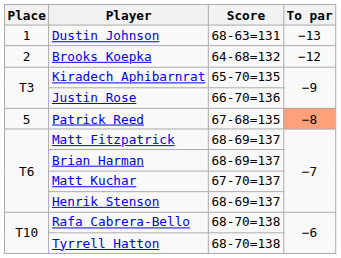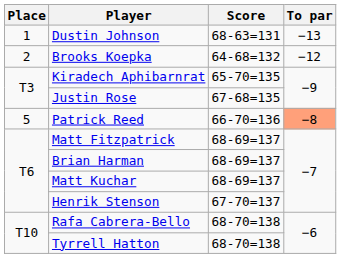(246, 98) 66-70=136 -> (246, 98) 67-68=135
(246, 119) 67-68=135 -> (246, 119) 66-70=136
(246, 181) 67-70=137 -> (246, 181) 68-69=137
(246, 202) 68-69=137 -> (246, 202) 67-70=137
